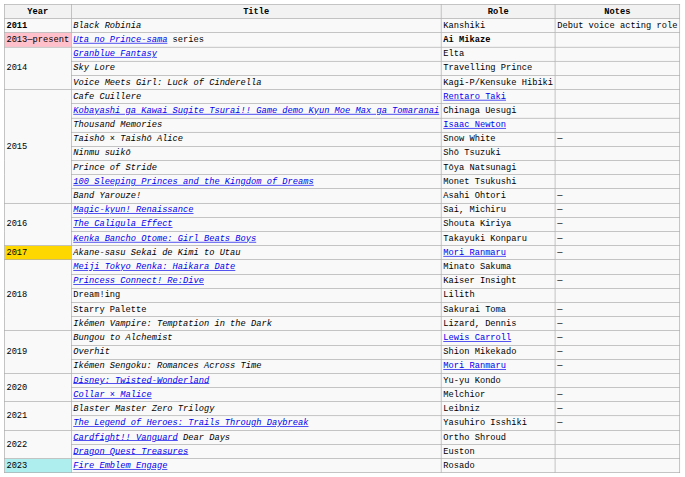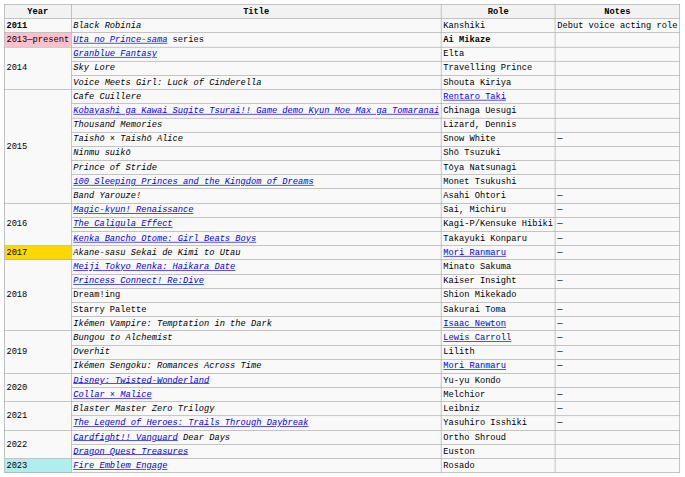(498, 82) Kagi-P/Kensuke Hibiki -> (477, 82) Shouta Kiriya
(475, 125) Isaac Newton -> (480, 125) Lizard, Dennis
(477, 224) Shouta Kiriya -> (498, 224) Kagi-P/Kensuke Hibiki
(459, 295) Lilith -> (480, 295) Shion Mikekado
(480, 324) Lizard, Dennis -> (475, 324) Isaac Newton
(480, 352) Shion Mikekado -> (459, 352) Lilith
